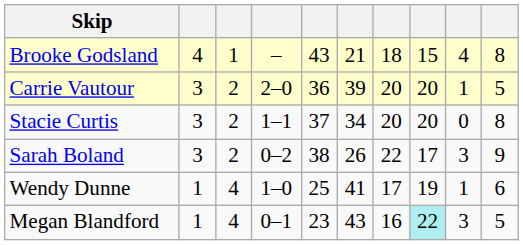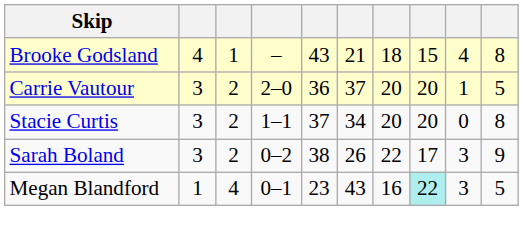(355, 88) 39 -> (355, 88) 37
- row: (70, 188)
